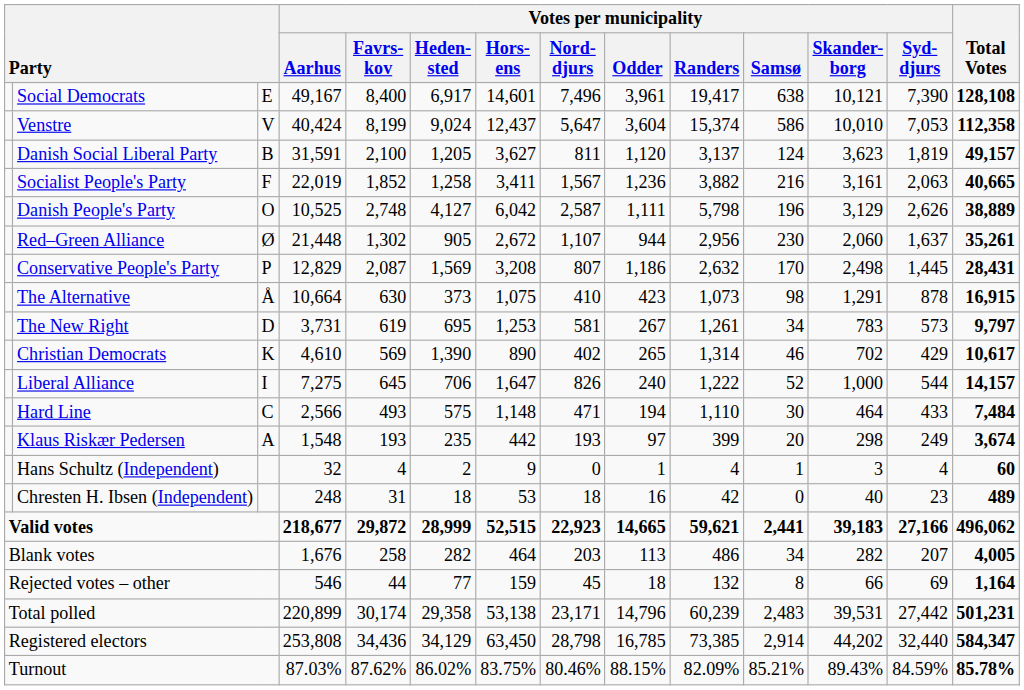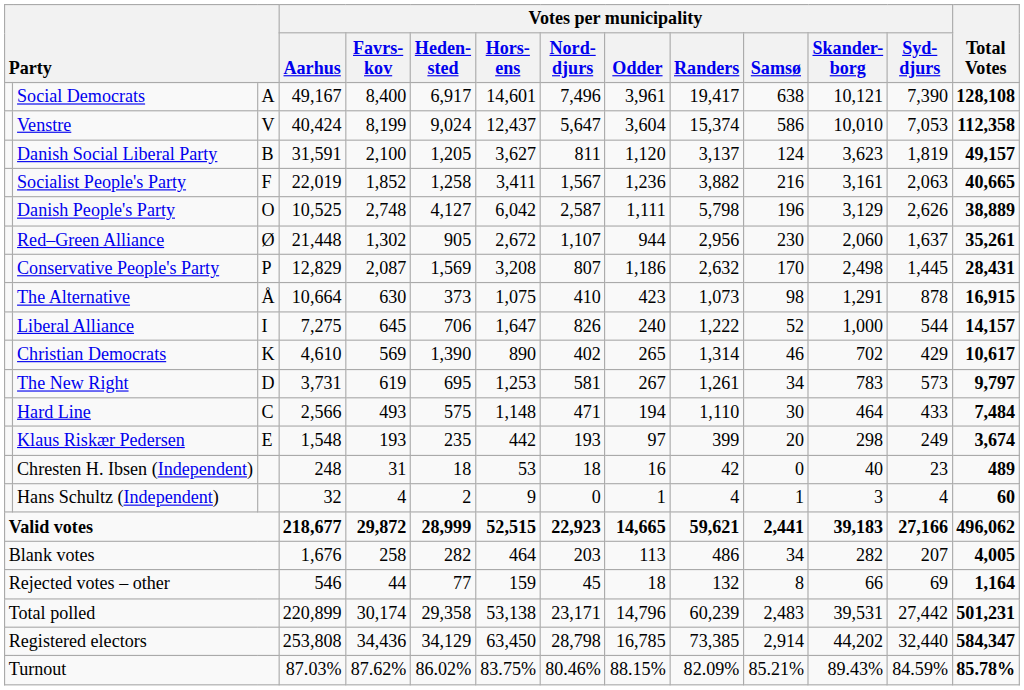(267, 96) E -> (268, 96) A
rows swapped: (76, 383) <-> (73, 325)
(268, 440) A -> (267, 440) E
rows swapped: (135, 497) <-> (118, 469)
